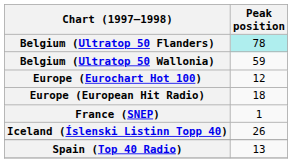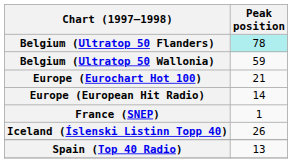(259, 78) 12 -> (259, 78) 21
(259, 96) 18 -> (259, 96) 14
